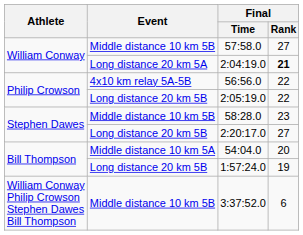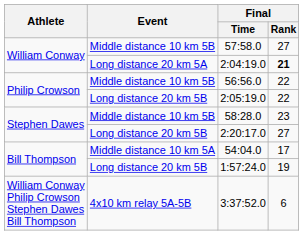(141, 82) 4x10 km relay 5A-5B -> (152, 82) Middle distance 10 km 5B
(284, 151) 20 -> (284, 151) 17
(152, 204) Middle distance 10 km 5B -> (141, 204) 4x10 km relay 5A-5B
